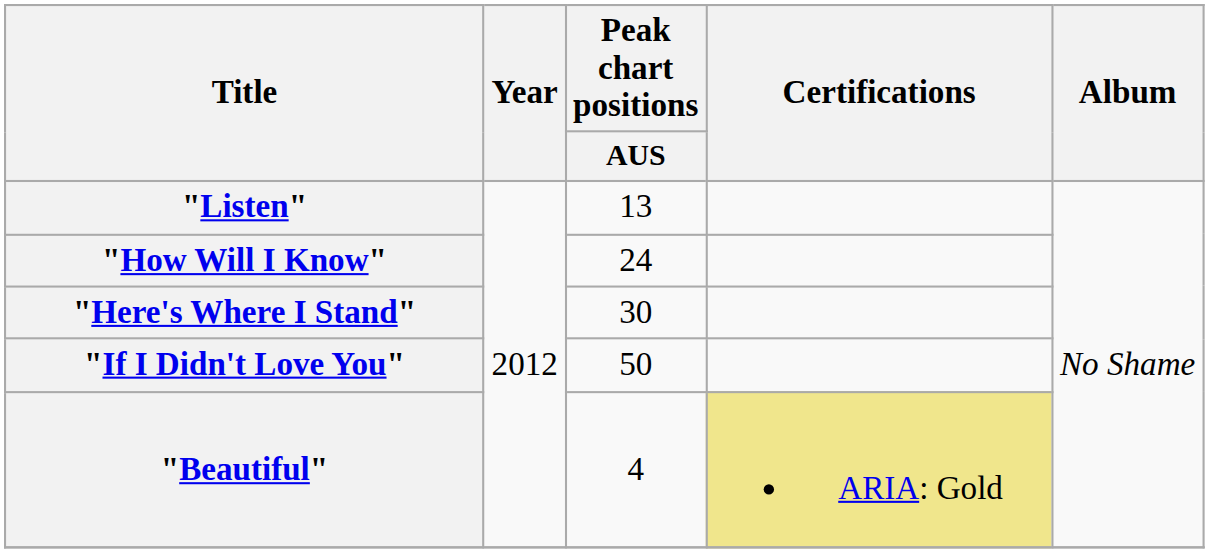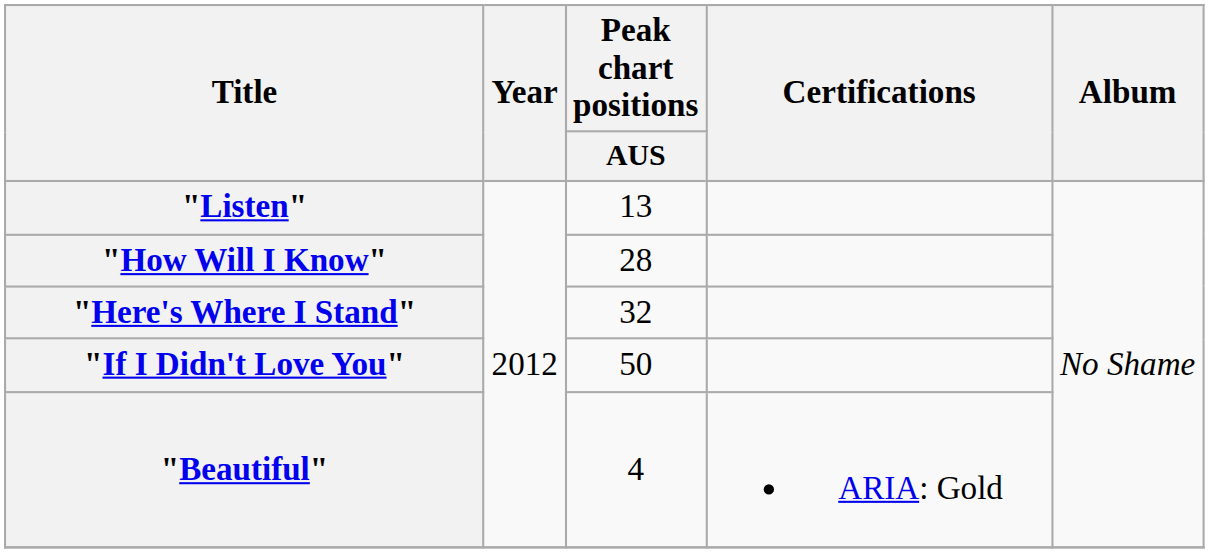(636, 259) 24 -> (636, 259) 28
(636, 312) 30 -> (636, 312) 32
(879, 488) khaki background -> (879, 488) no background
